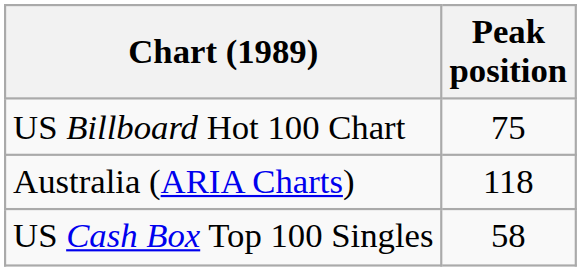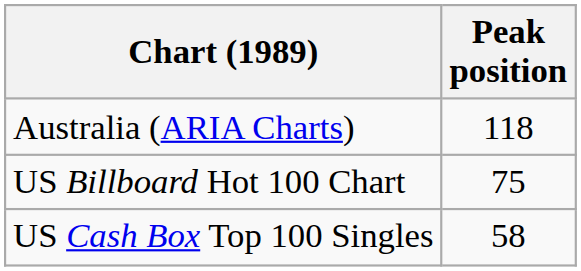rows swapped: (184, 181) <-> (209, 126)
